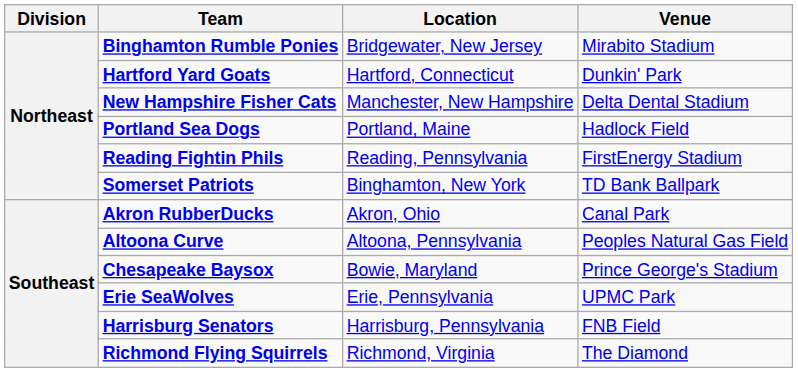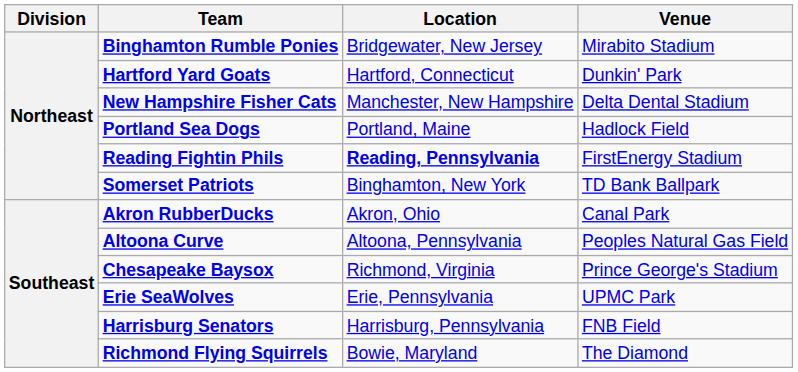(437, 158) normal -> (443, 158) bold
(412, 269) Bowie, Maryland -> (421, 269) Richmond, Virginia
(421, 353) Richmond, Virginia -> (412, 353) Bowie, Maryland
